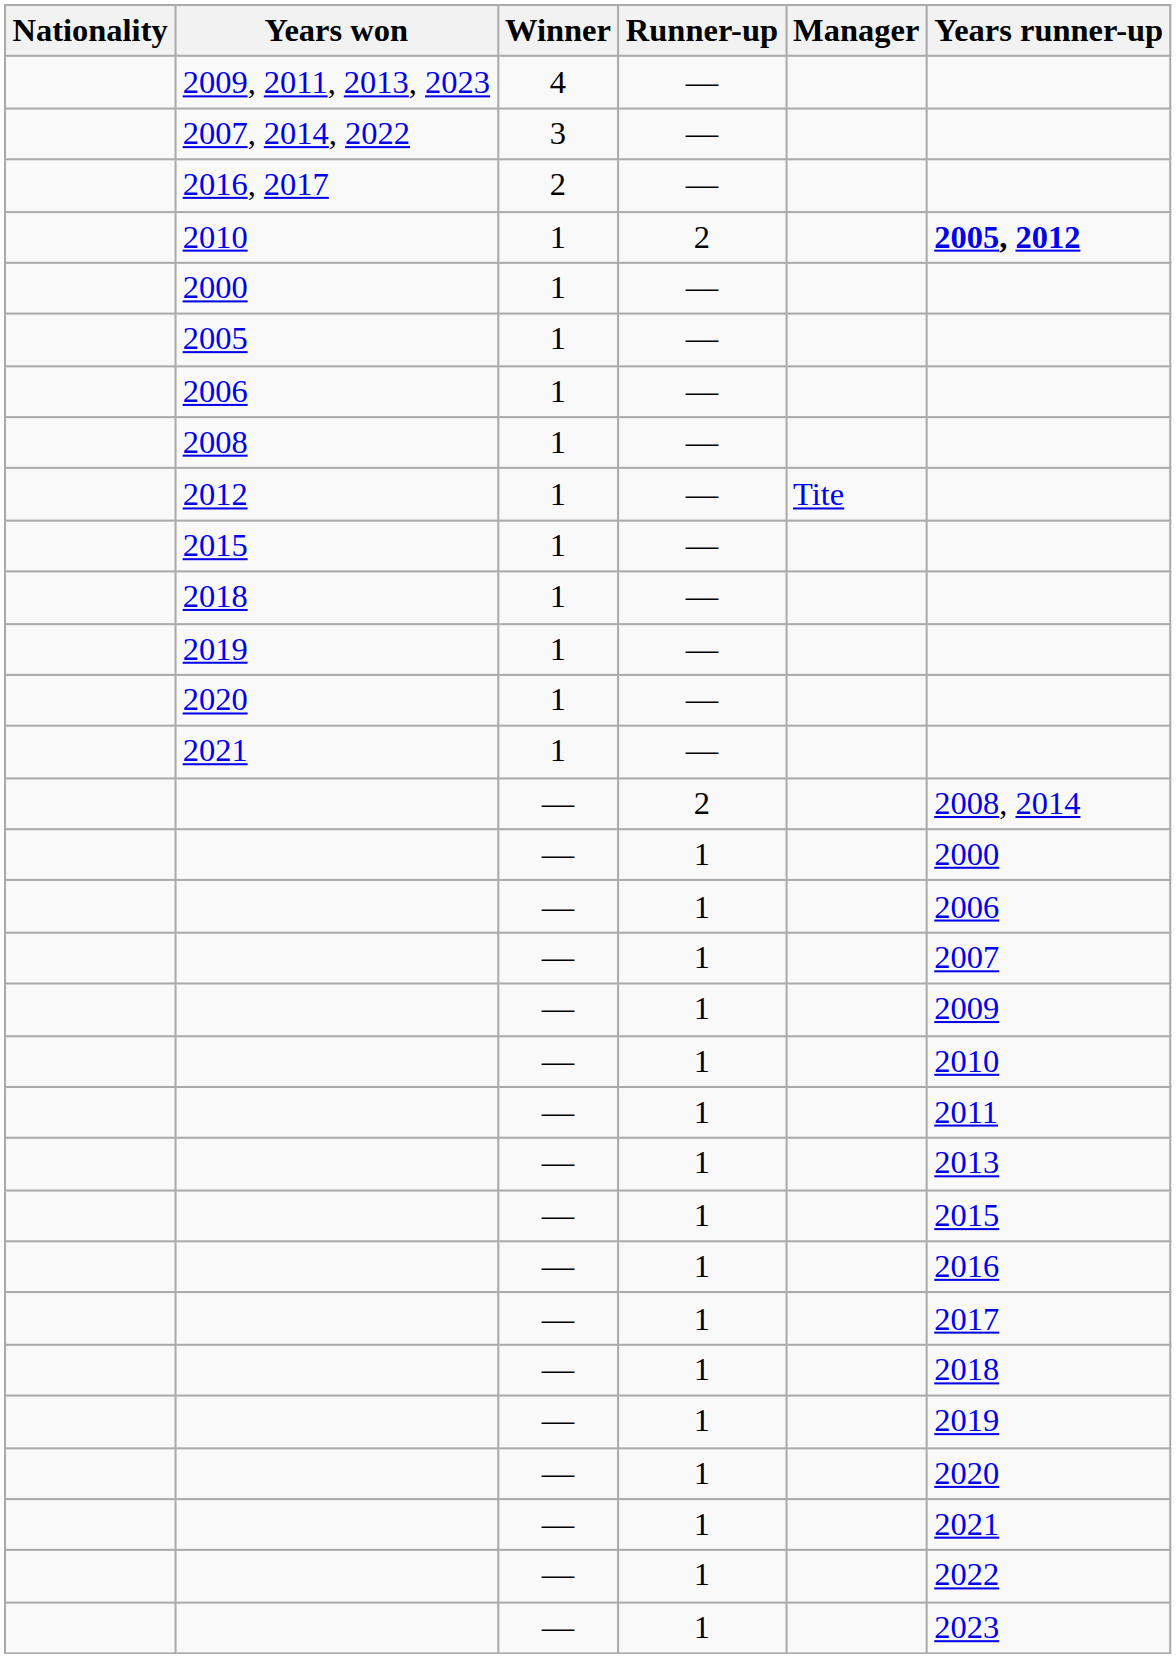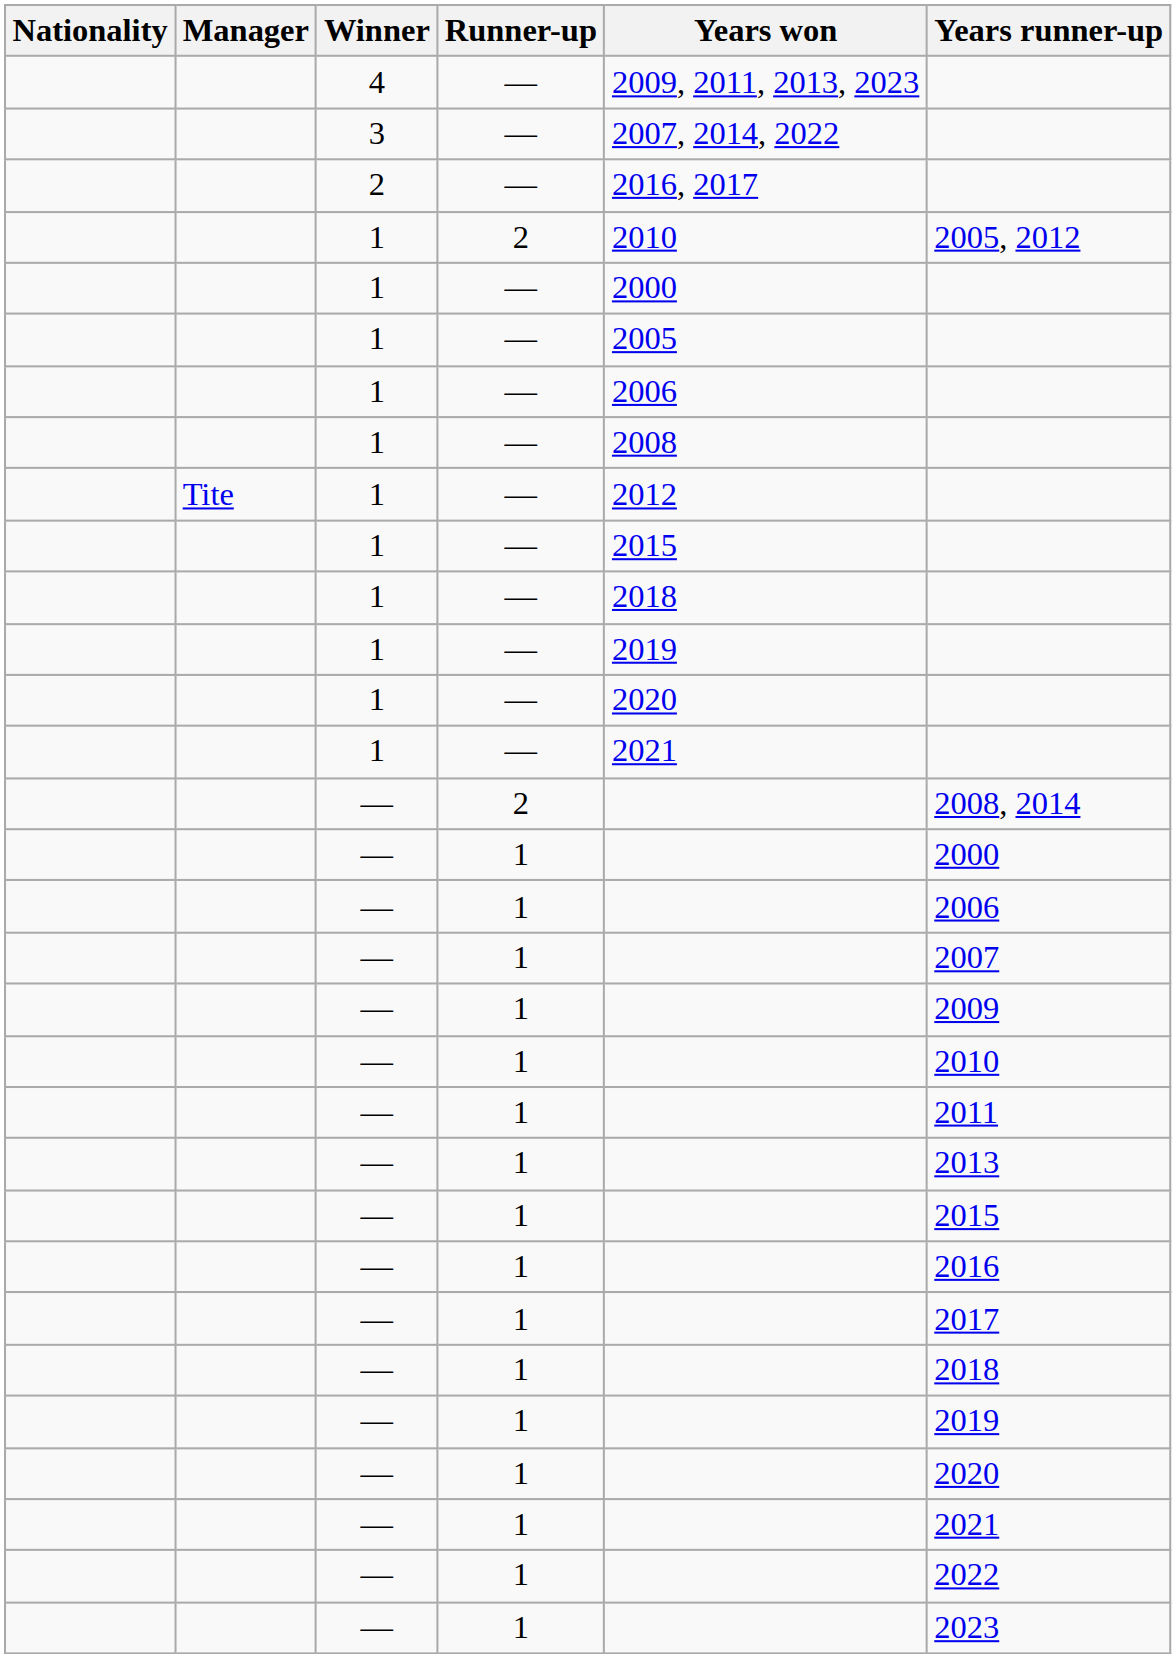columns swapped: (856, 30) <-> (336, 30)
(1007, 236) bold -> (1007, 236) normal
